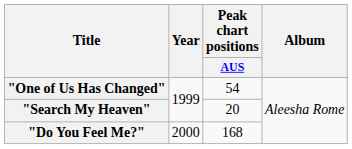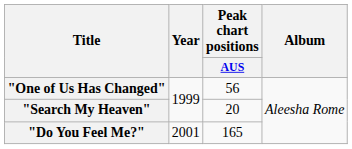(232, 88) 54 -> (232, 88) 56
(186, 132) 2000 -> (186, 132) 2001
(232, 132) 168 -> (232, 132) 165
